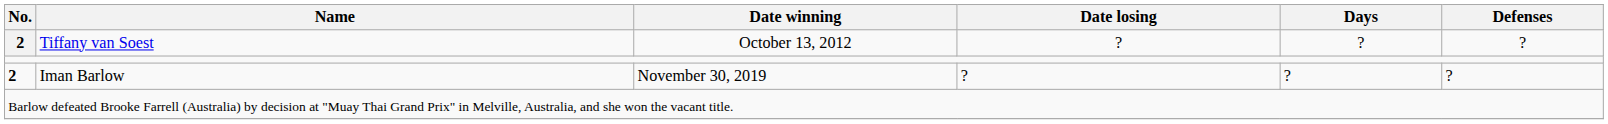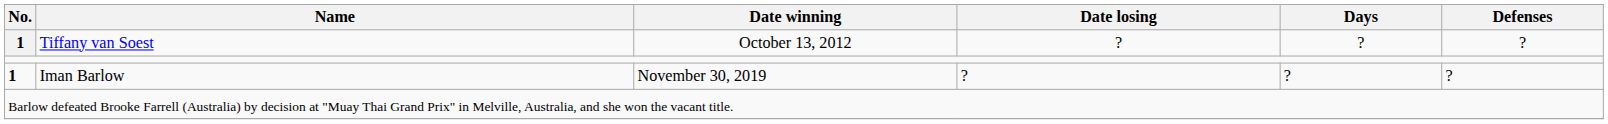(20, 42) 2 -> (20, 42) 1
(12, 76) 2 -> (12, 76) 1
